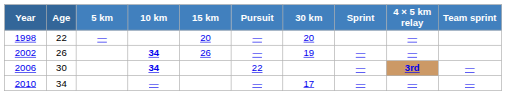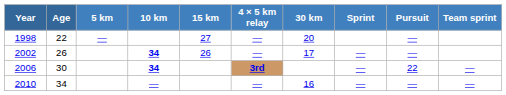columns swapped: (257, 17) <-> (412, 17)
(205, 38) 20 -> (205, 38) 27
(309, 53) 19 -> (309, 53) 17
(309, 83) 17 -> (309, 83) 16
